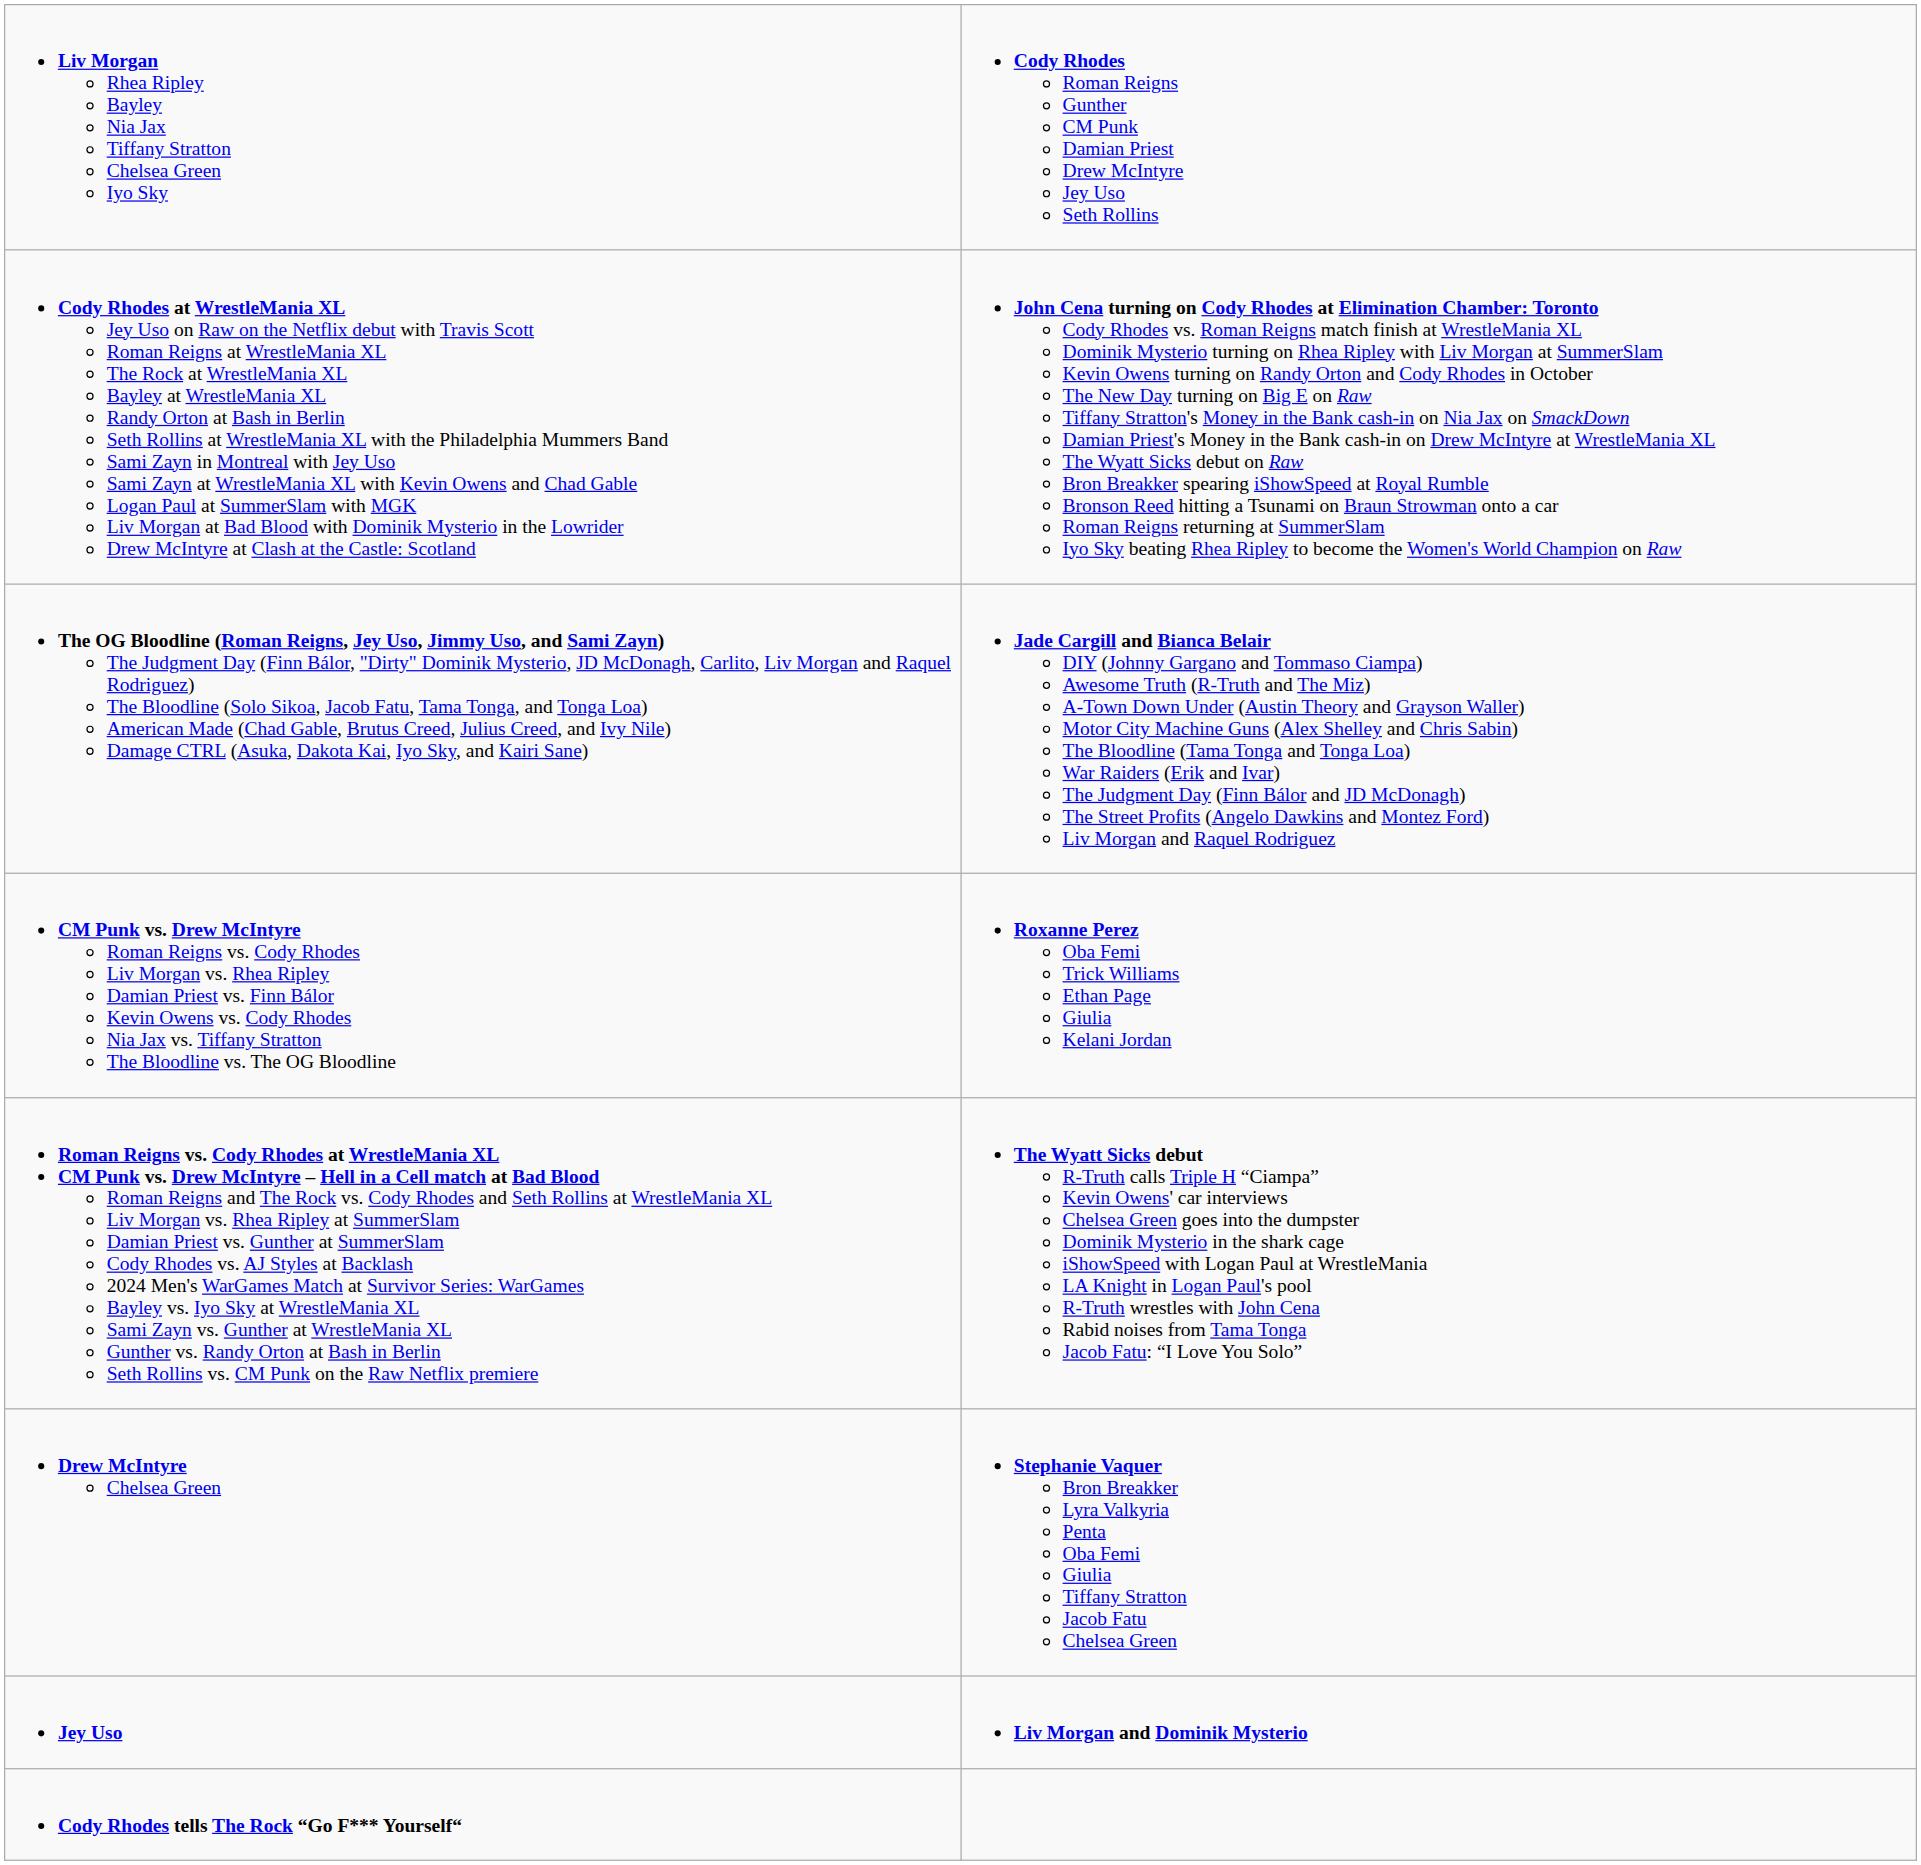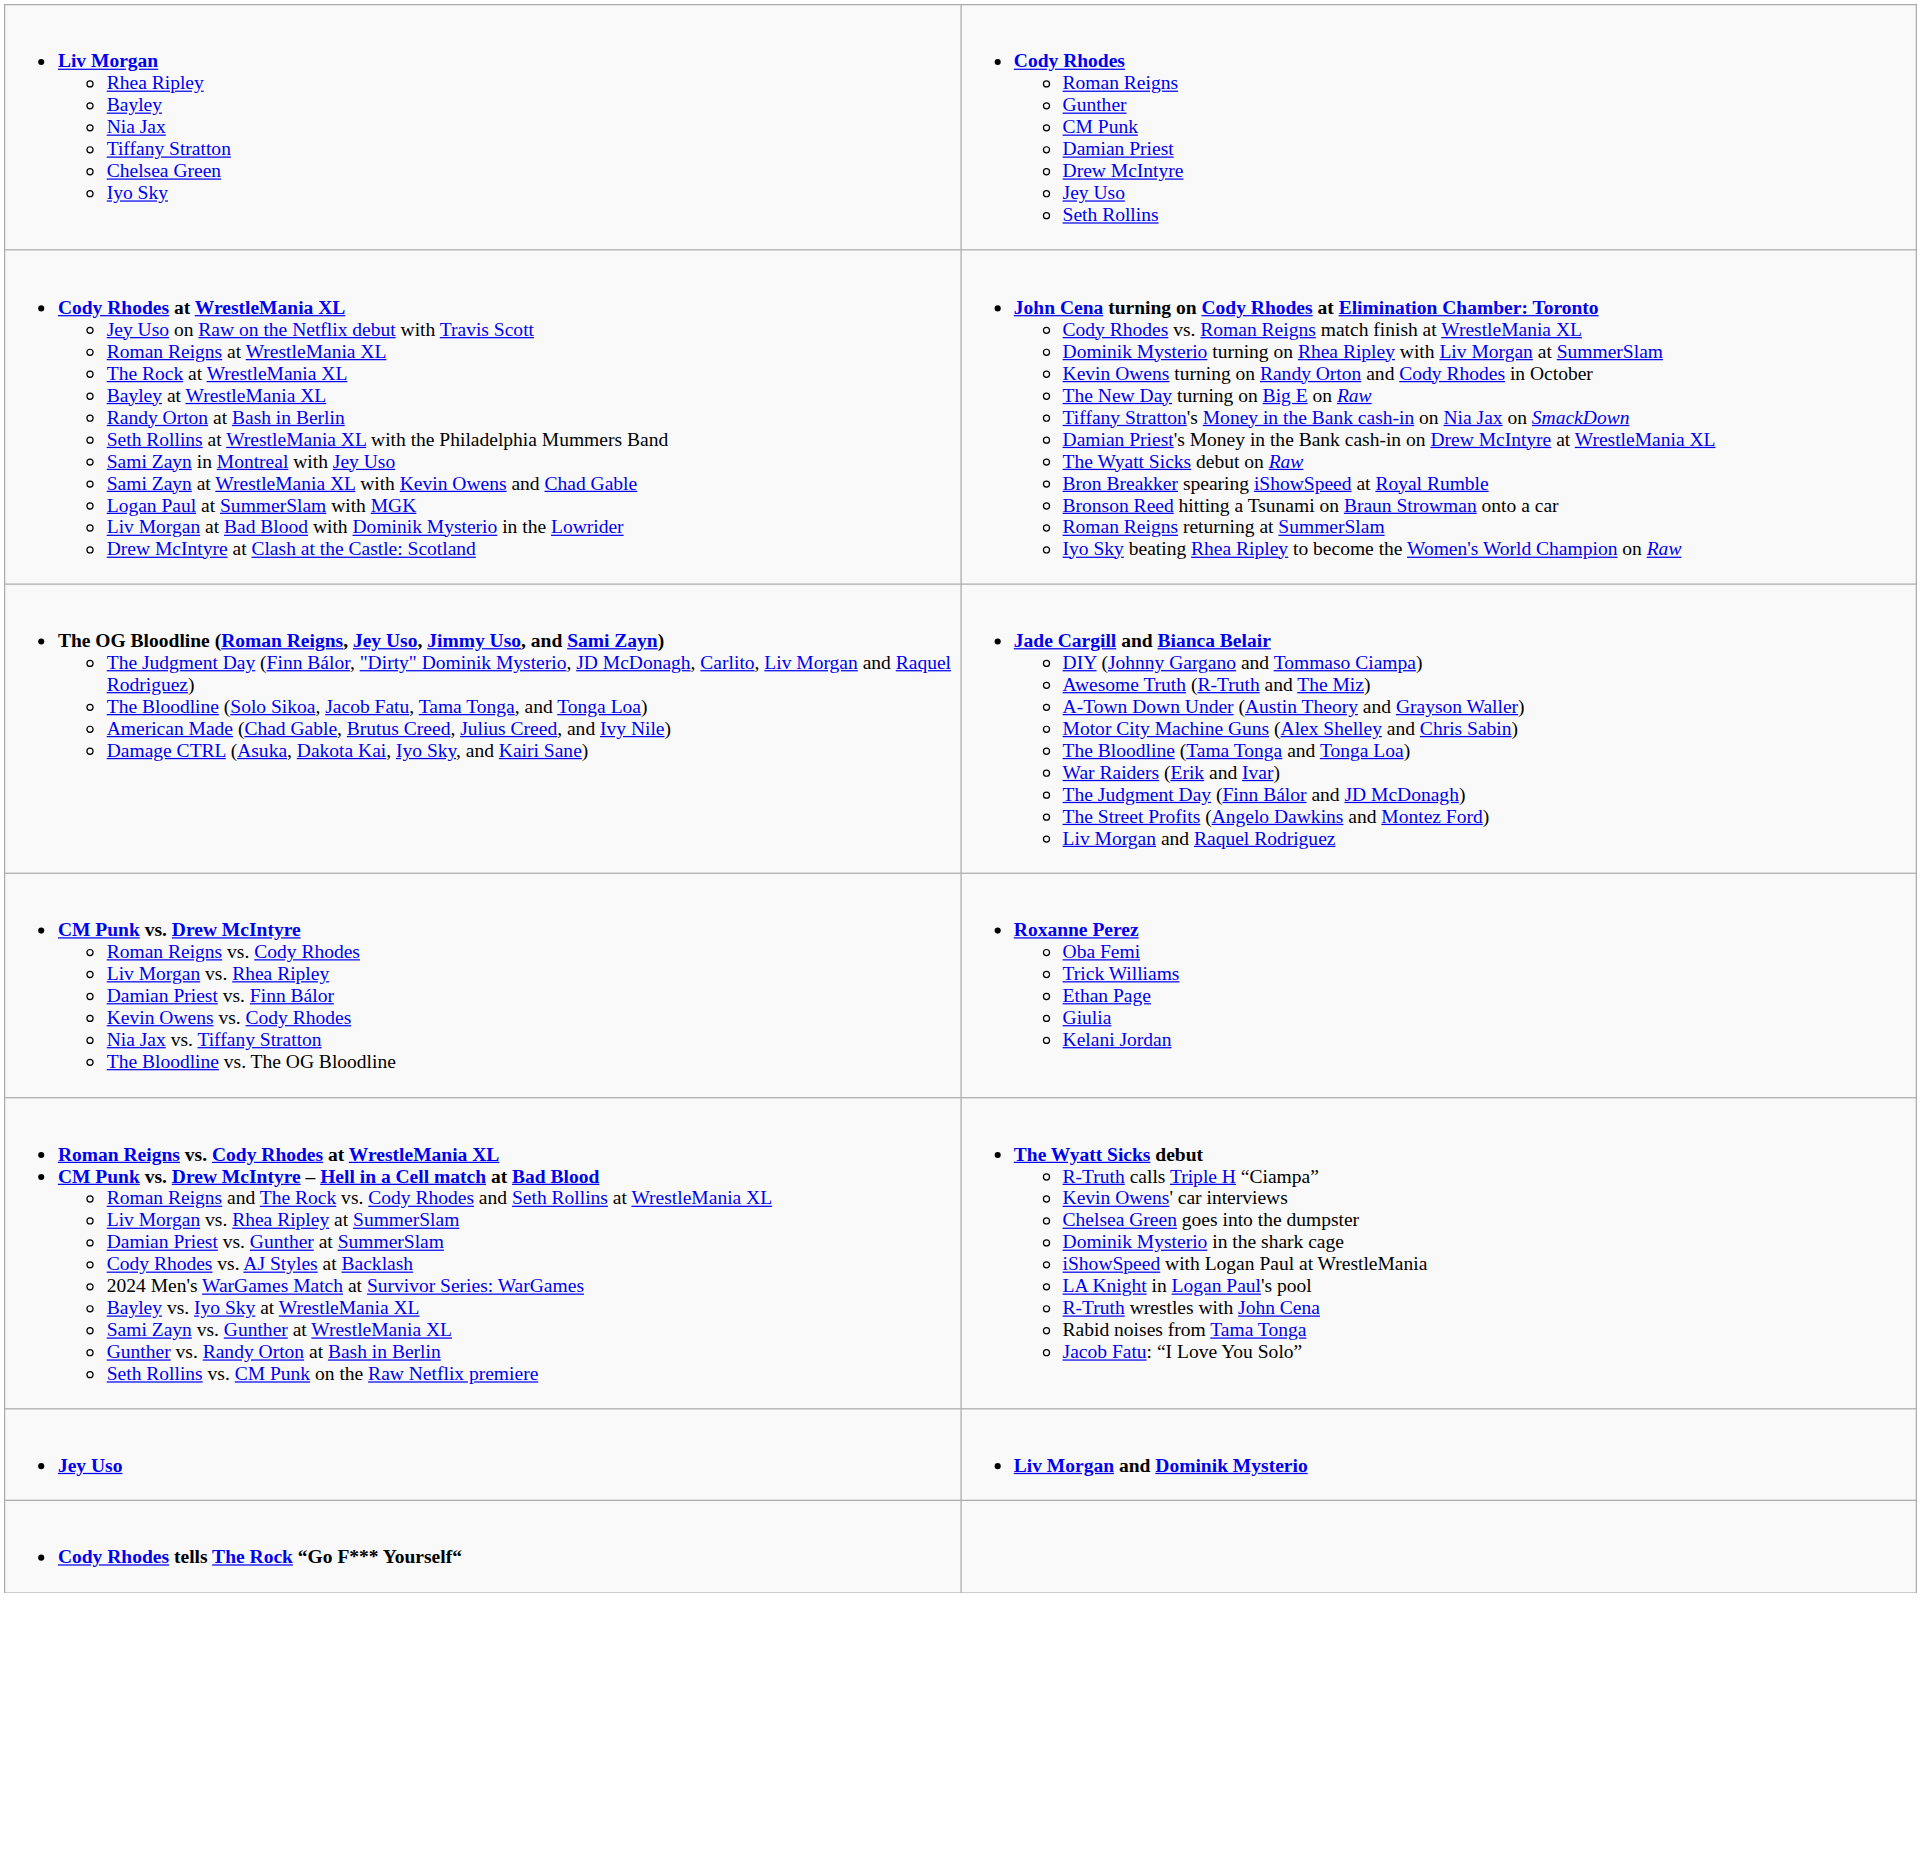- row: (483, 1477)
